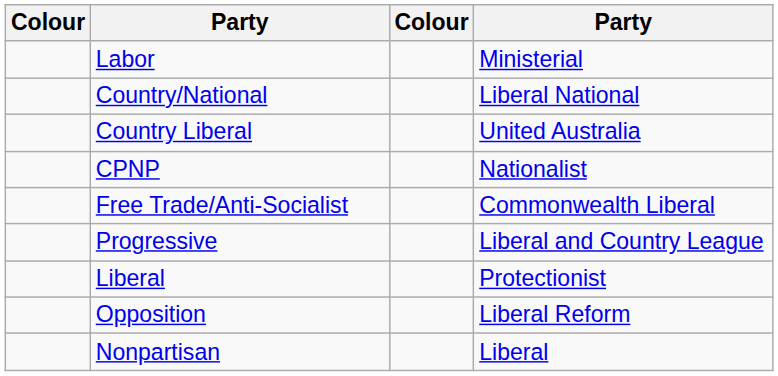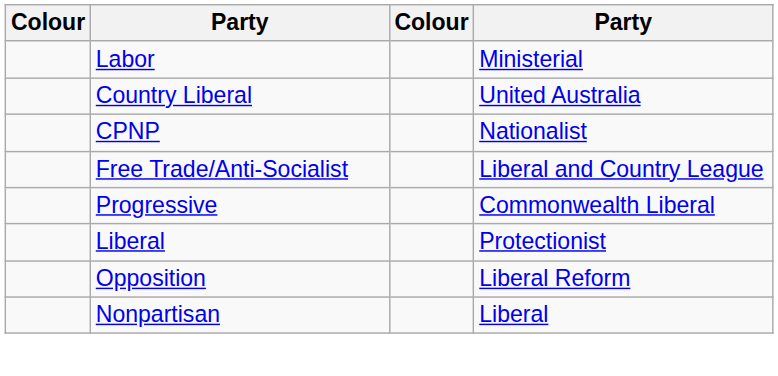- row: (182, 95)
(597, 205) Commonwealth Liberal -> (621, 168) Liberal and Country League
(621, 242) Liberal and Country League -> (597, 205) Commonwealth Liberal
